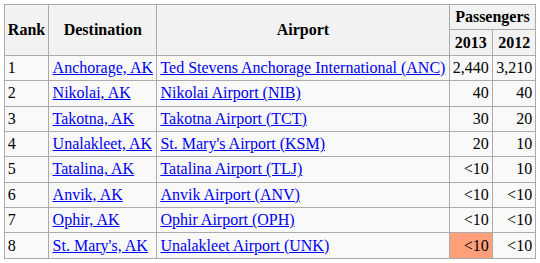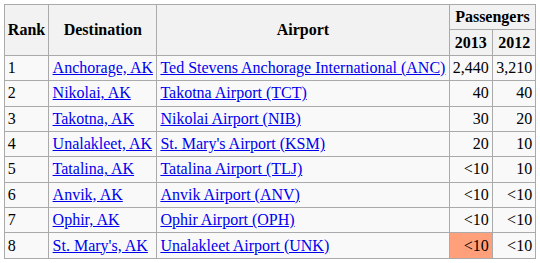(231, 93) Nikolai Airport (NIB) -> (234, 93) Takotna Airport (TCT)
(234, 118) Takotna Airport (TCT) -> (231, 118) Nikolai Airport (NIB)
